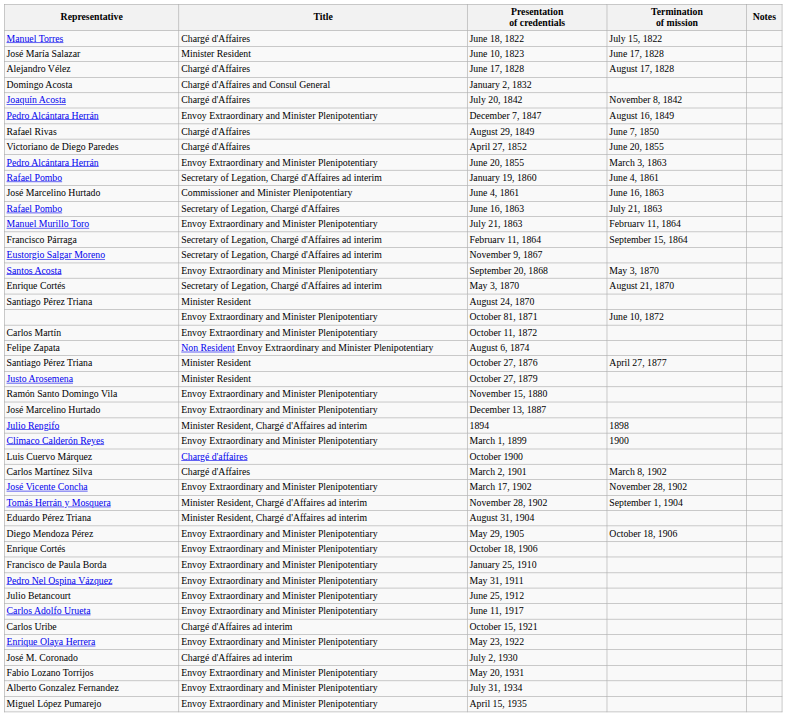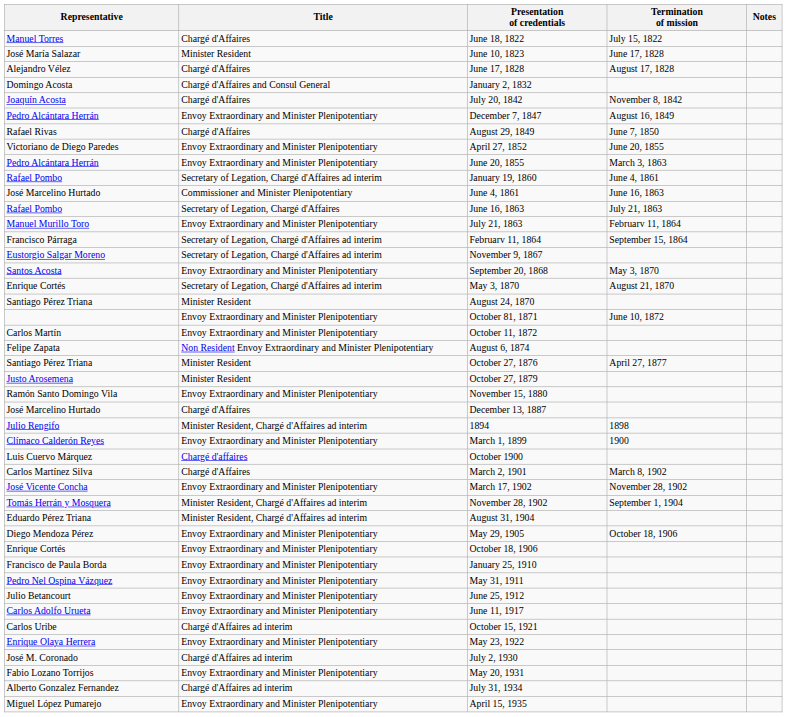(216, 147) Chargé d'Affaires -> (279, 147) Envoy Extraordinary and Minister Plenipotentiary
(279, 410) Envoy Extraordinary and Minister Plenipotentiary -> (216, 410) Chargé d'Affaires
(279, 688) Envoy Extraordinary and Minister Plenipotentiary -> (237, 688) Chargé d'Affaires ad interim
